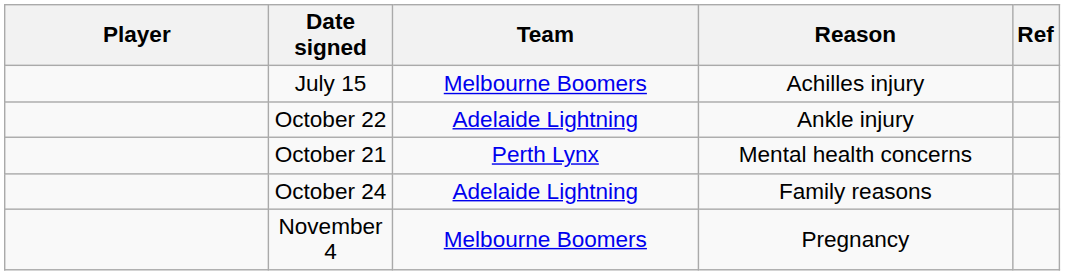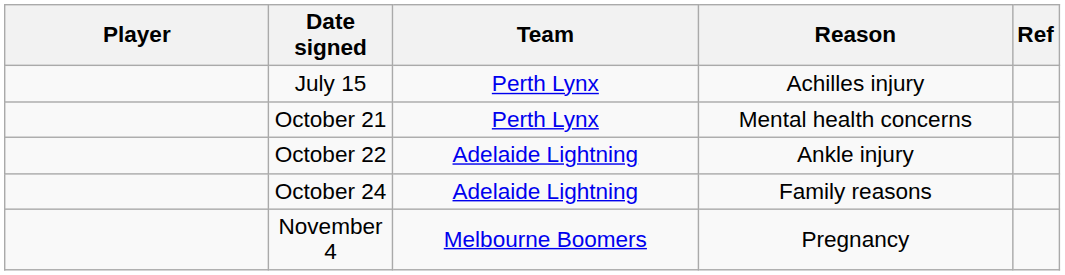(545, 83) Melbourne Boomers -> (545, 83) Perth Lynx
rows swapped: (331, 155) <-> (331, 119)
